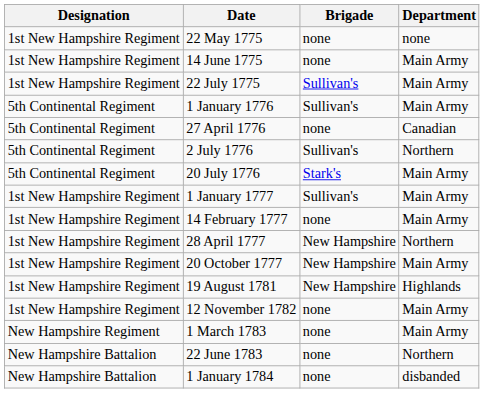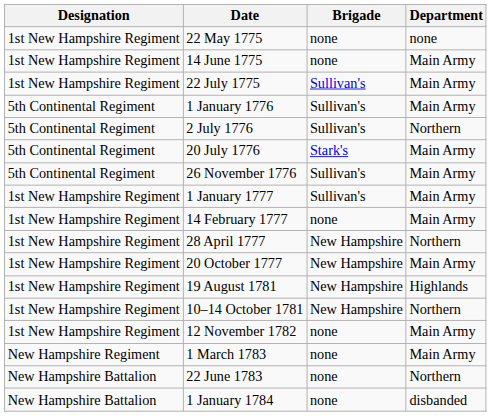- row: (226, 128)
+ row: (241, 173)
+ row: (245, 309)
